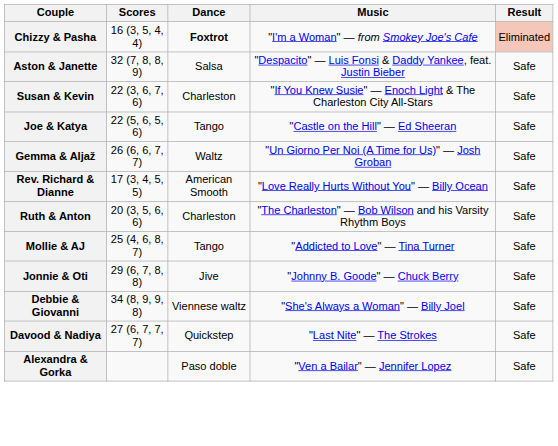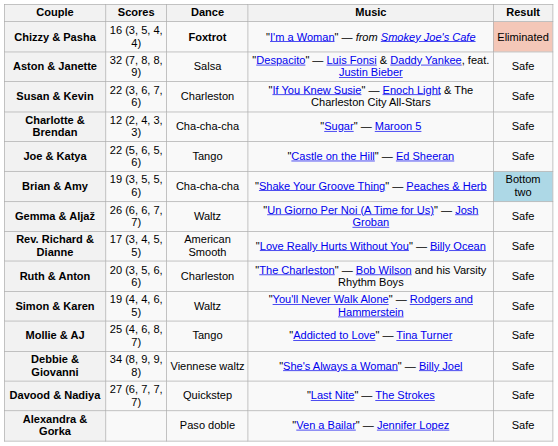+ row: (55, 126)
+ row: (55, 186)
+ row: (55, 306)
- row: (55, 276)
